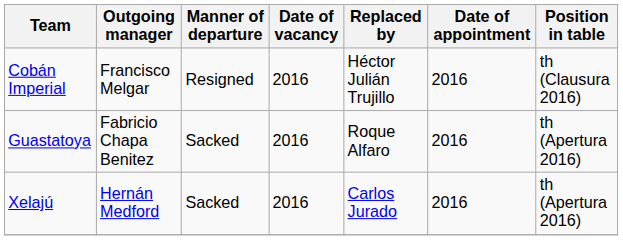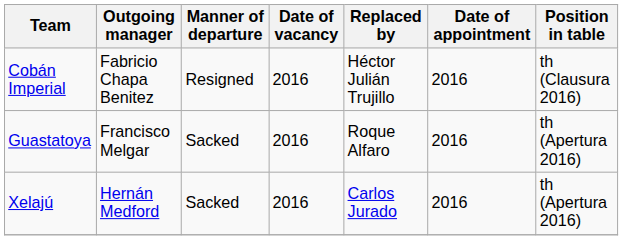(135, 79) Francisco Melgar -> (129, 79) Fabricio Chapa Benitez
(129, 141) Fabricio Chapa Benitez -> (135, 141) Francisco Melgar
